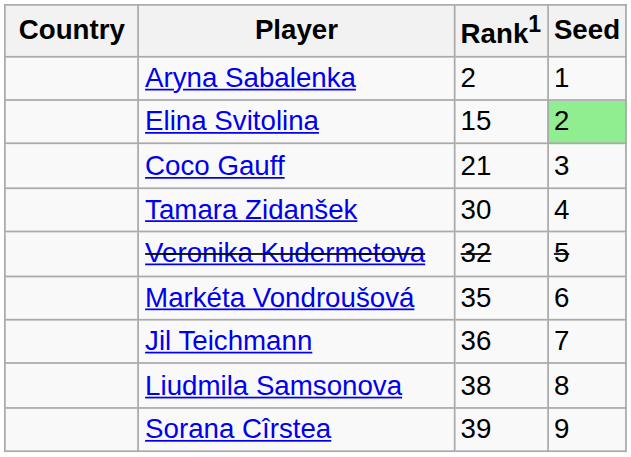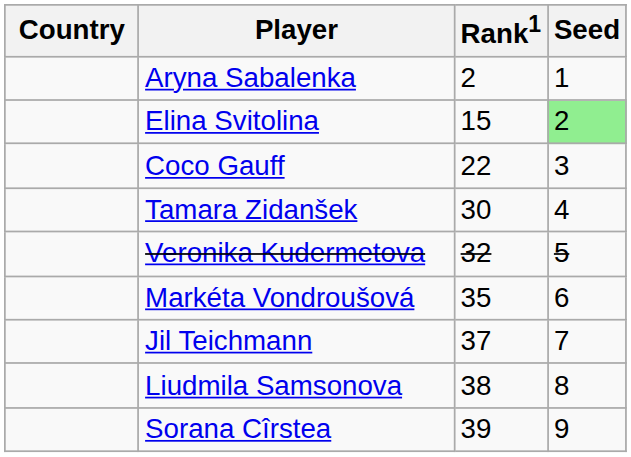(476, 165) 21 -> (476, 165) 22
(476, 341) 36 -> (476, 341) 37
